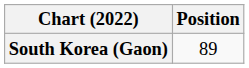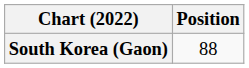(208, 48) 89 -> (208, 48) 88
